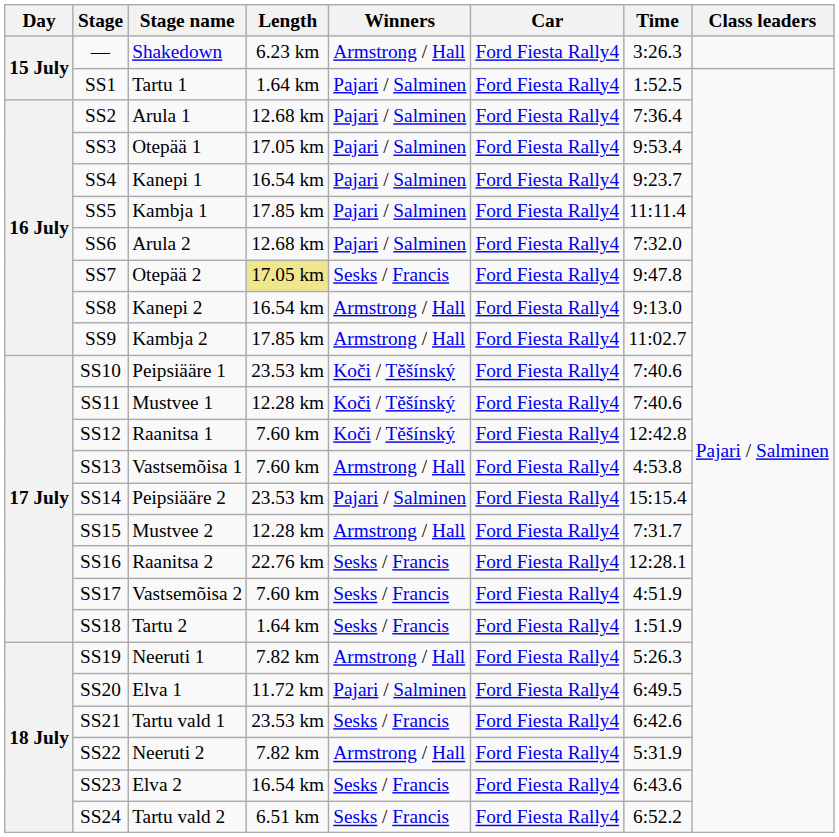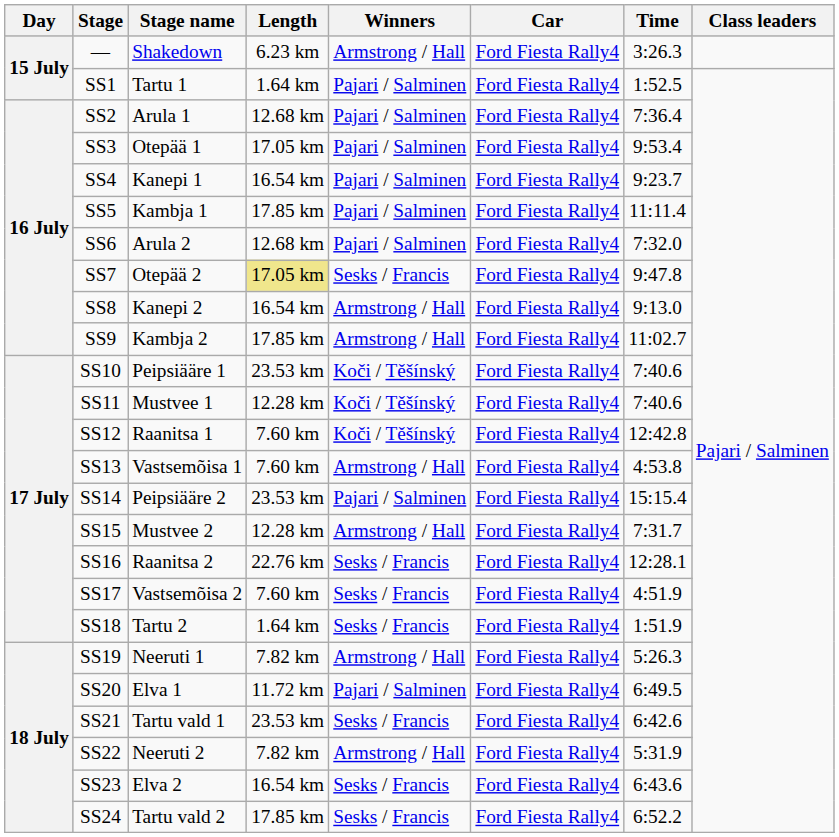(288, 816) 6.51 km -> (288, 816) 17.85 km
